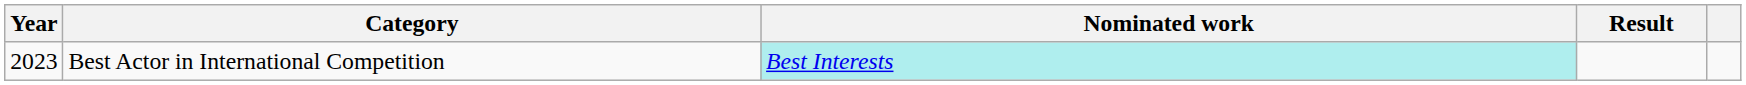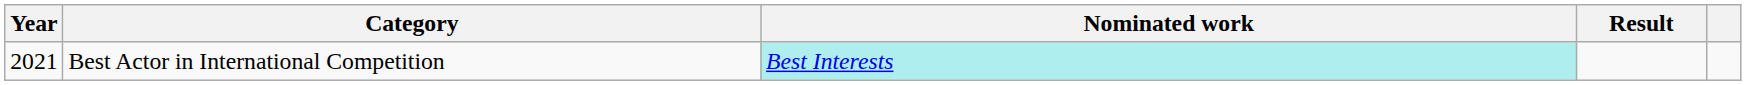(34, 60) 2023 -> (34, 60) 2021
